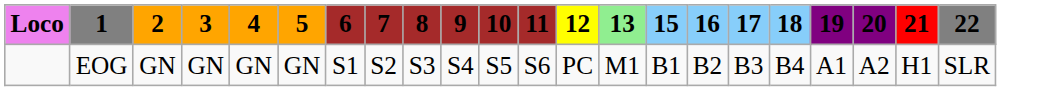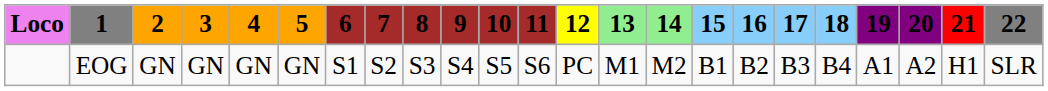+ column: (669, 24)
